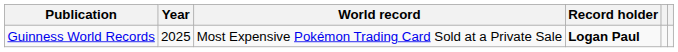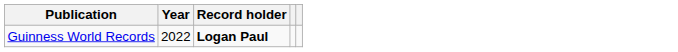- column: (379, 15)
(176, 36) 2025 -> (176, 36) 2022
